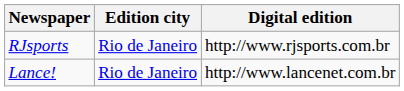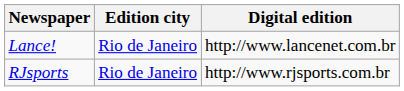rows swapped: (32, 72) <-> (38, 45)
